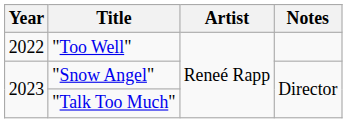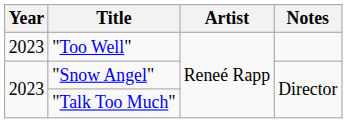(26, 46) 2022 -> (26, 46) 2023
